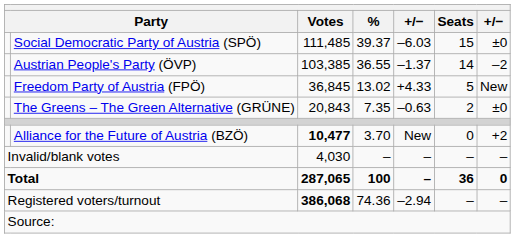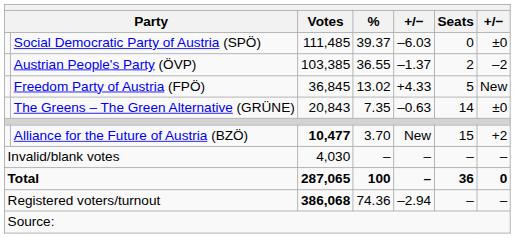(466, 43) 15 -> (470, 43) 0
(466, 64) 14 -> (470, 64) 2
(470, 107) 2 -> (466, 107) 14
(470, 135) 0 -> (466, 135) 15
